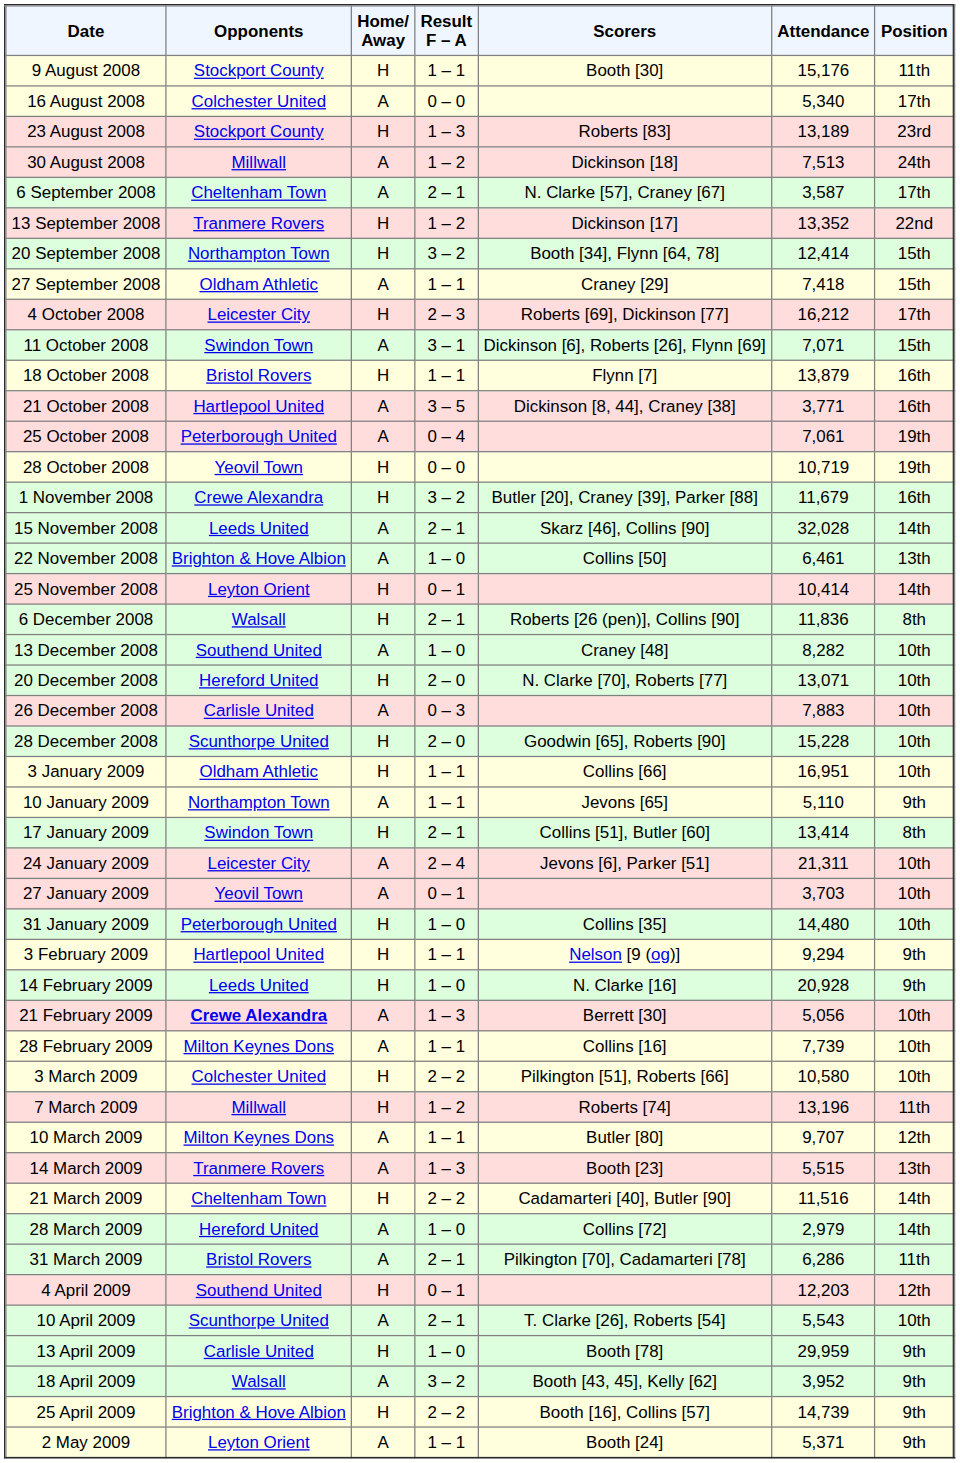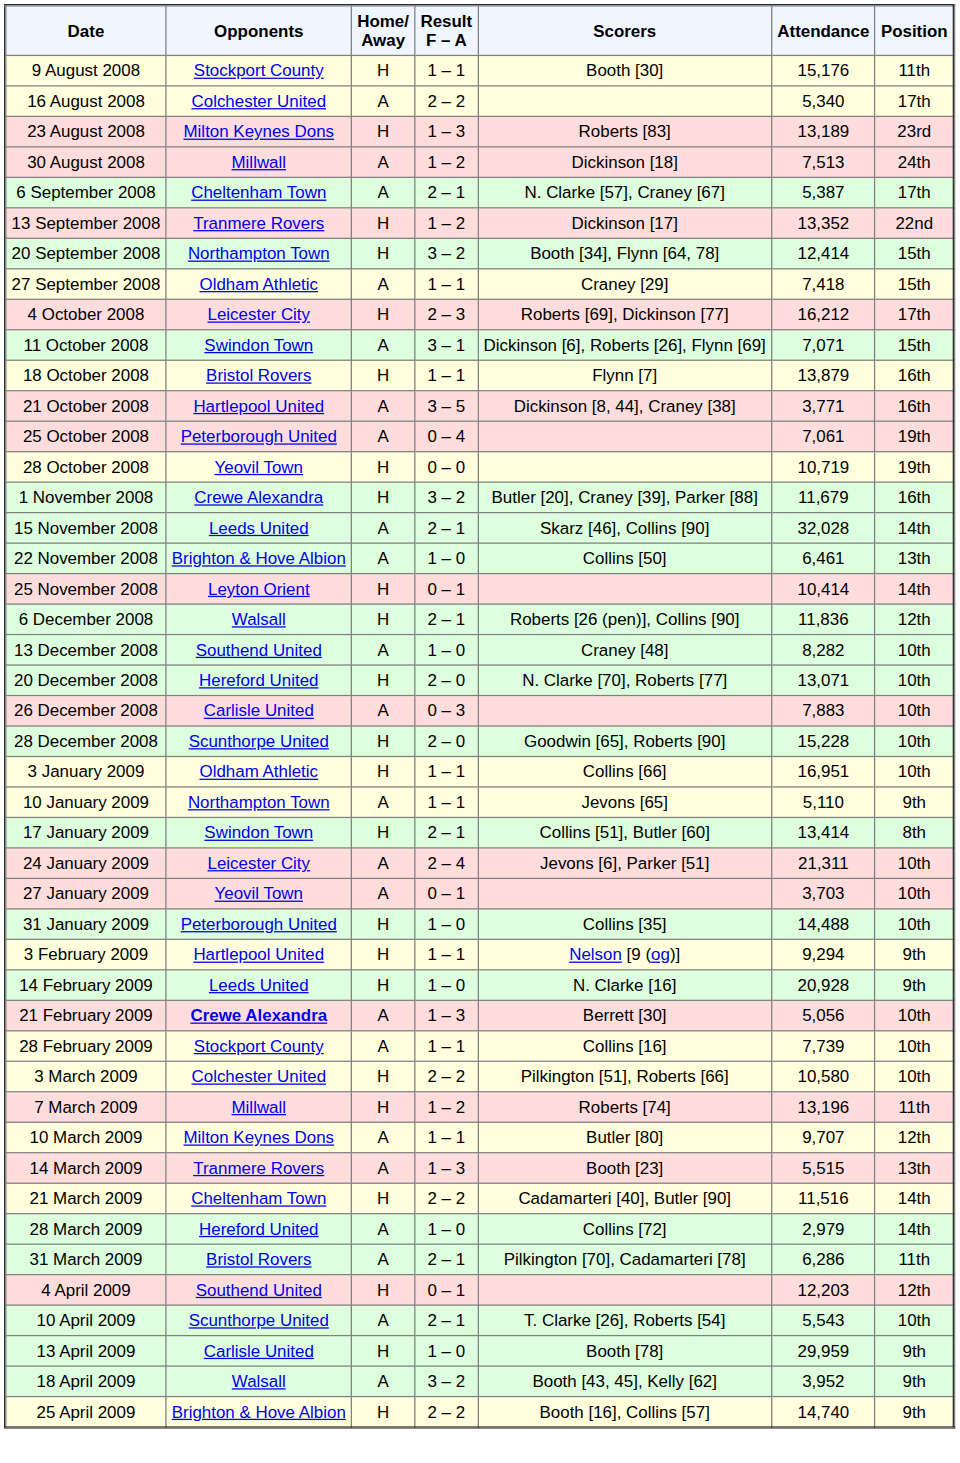(446, 101) 0 – 0 -> (446, 101) 2 – 2
(259, 132) Stockport County -> (259, 132) Milton Keynes Dons
(823, 193) 3,587 -> (823, 193) 5,387
(914, 619) 8th -> (914, 619) 12th
(823, 924) 14,480 -> (823, 924) 14,488
(259, 1046) Milton Keynes Dons -> (259, 1046) Stockport County
(823, 1412) 14,739 -> (823, 1412) 14,740
- row: (86, 1442)
